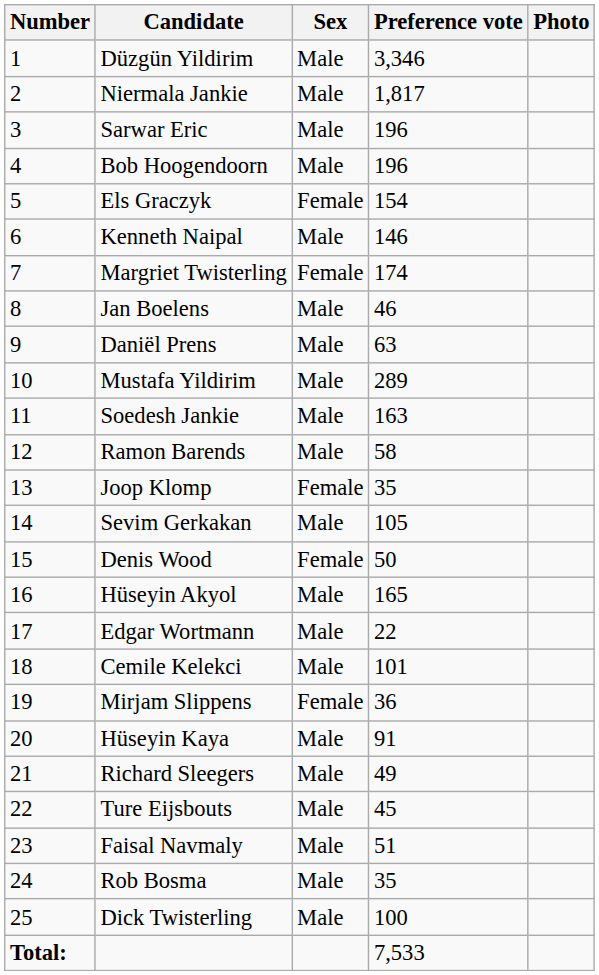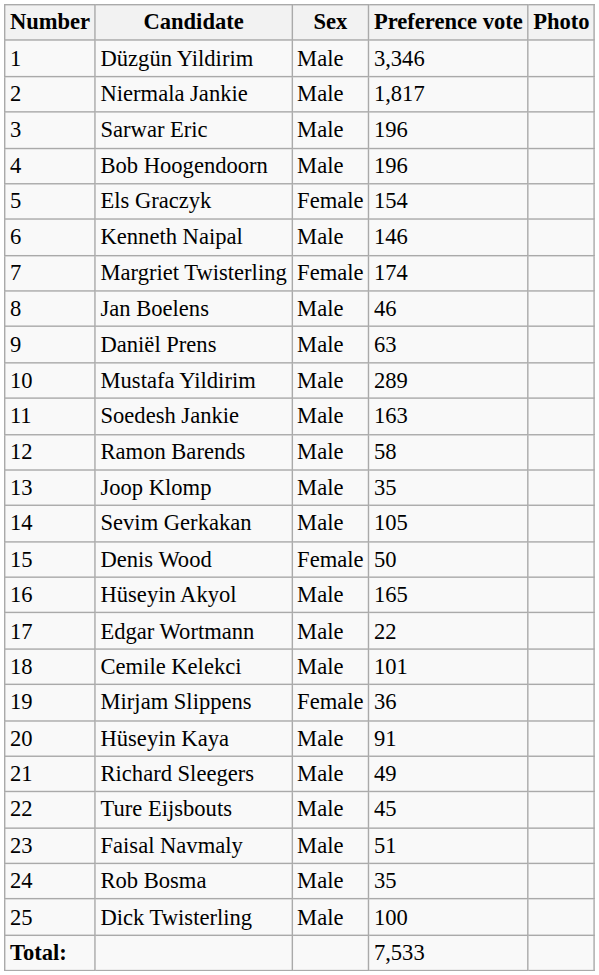(330, 487) Female -> (320, 487) Male
